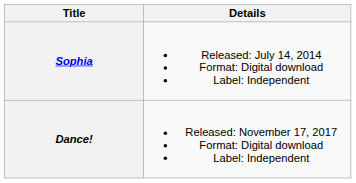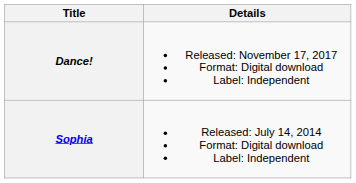rows swapped: (74, 61) <-> (74, 139)
